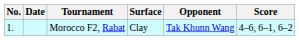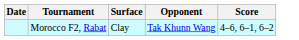- column: (14, 12)
